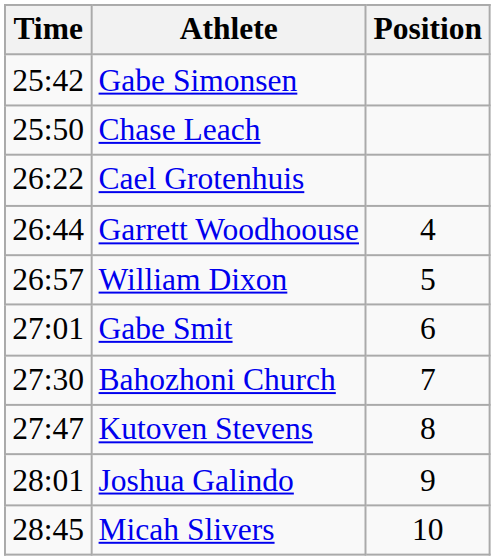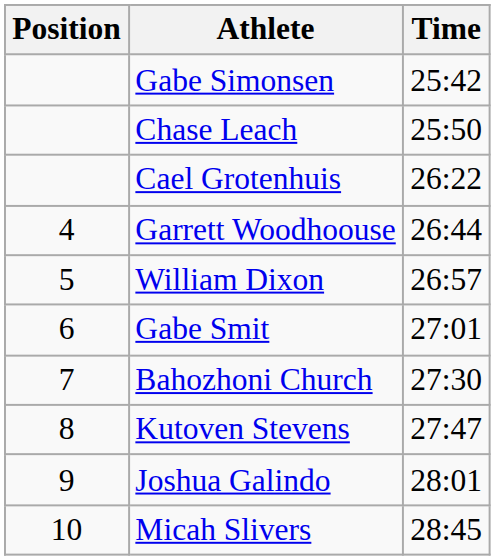columns swapped: (428, 29) <-> (48, 29)
